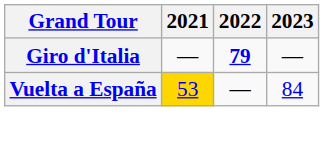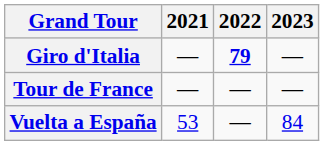+ row: (83, 88)
(188, 88) gold background -> (188, 122) no background
